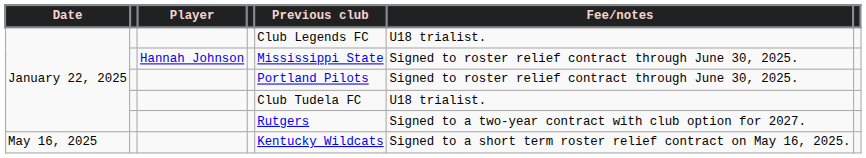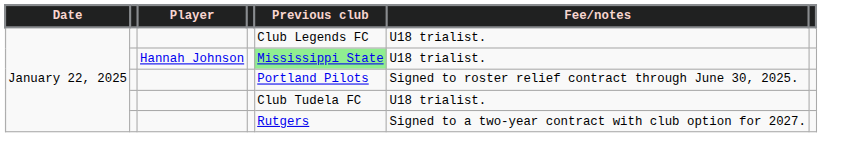(320, 58) no background -> (320, 58) lightgreen background
(594, 58) Signed to roster relief contract through June 30, 2025. -> (438, 58) U18 trialist.
- row: (53, 142)
